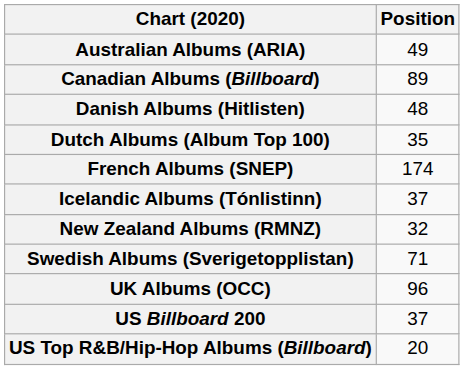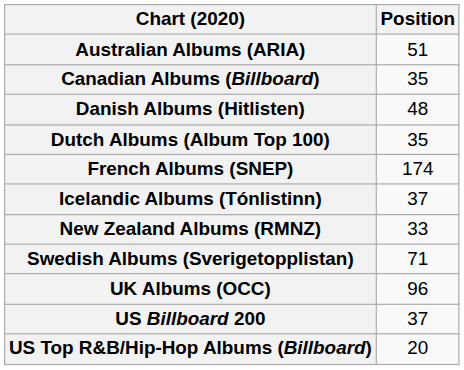(418, 49) 49 -> (418, 49) 51
(418, 79) 89 -> (418, 79) 35
(418, 229) 32 -> (418, 229) 33
